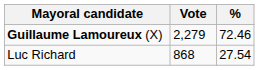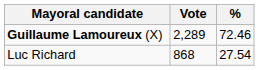(189, 34) 2,279 -> (189, 34) 2,289
